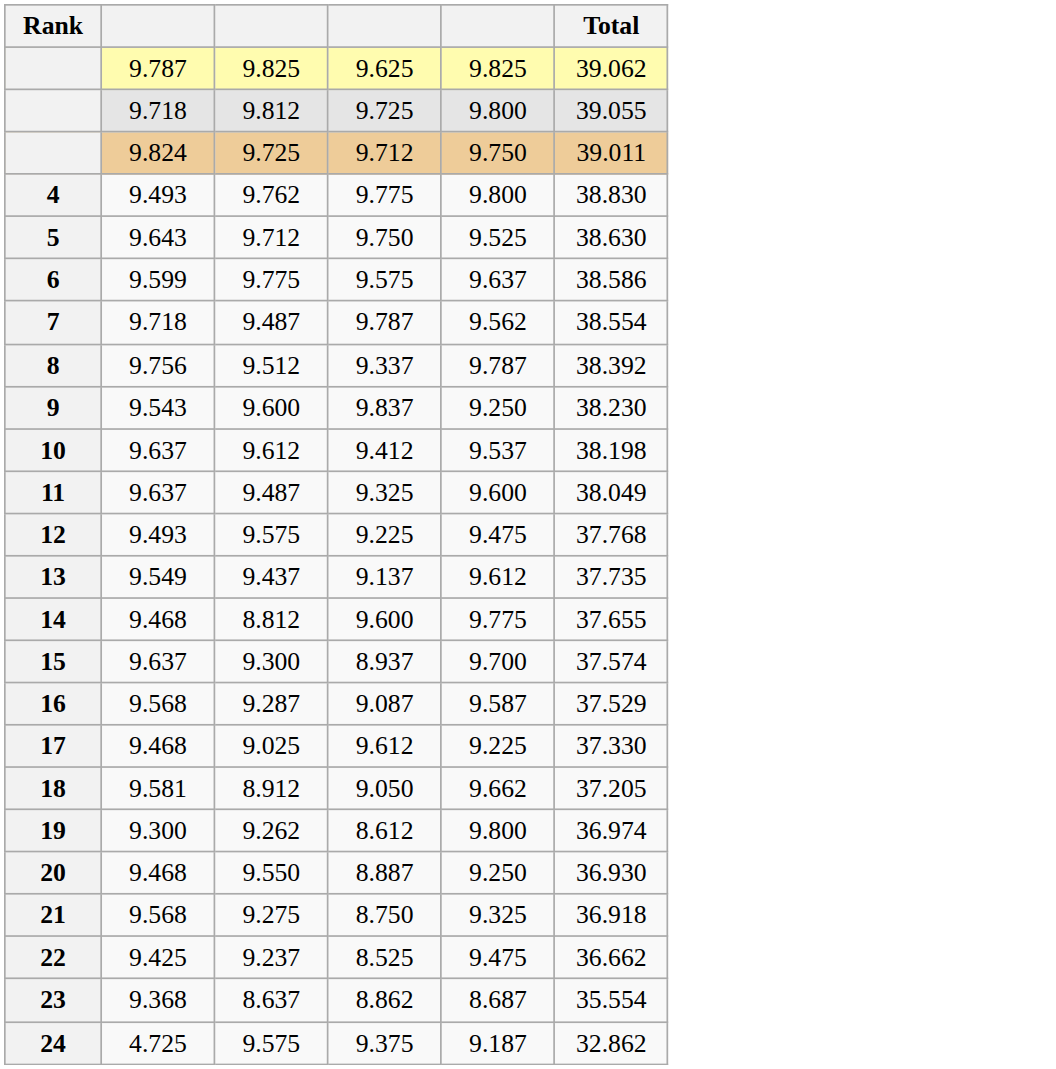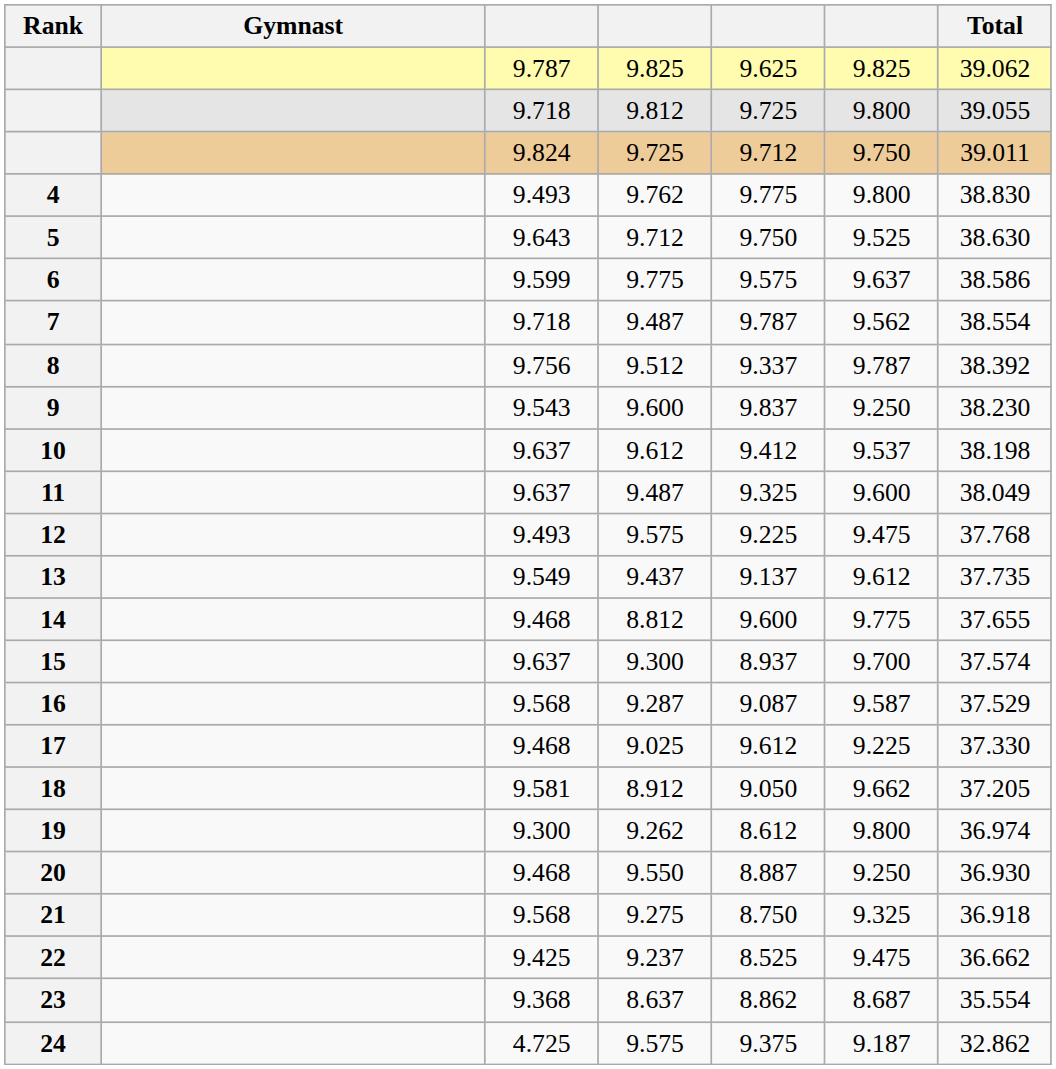+ column: (293, 25)
